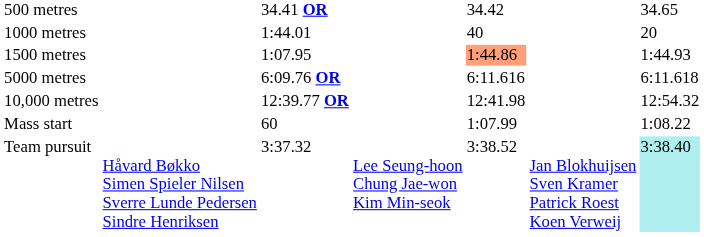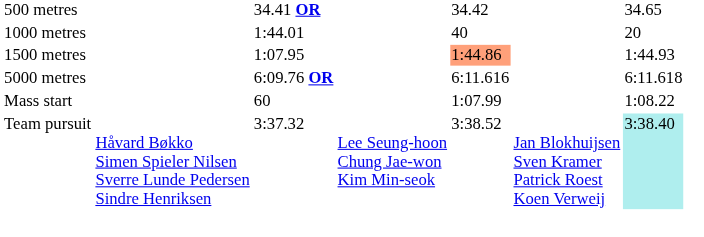- row: (51, 100)
